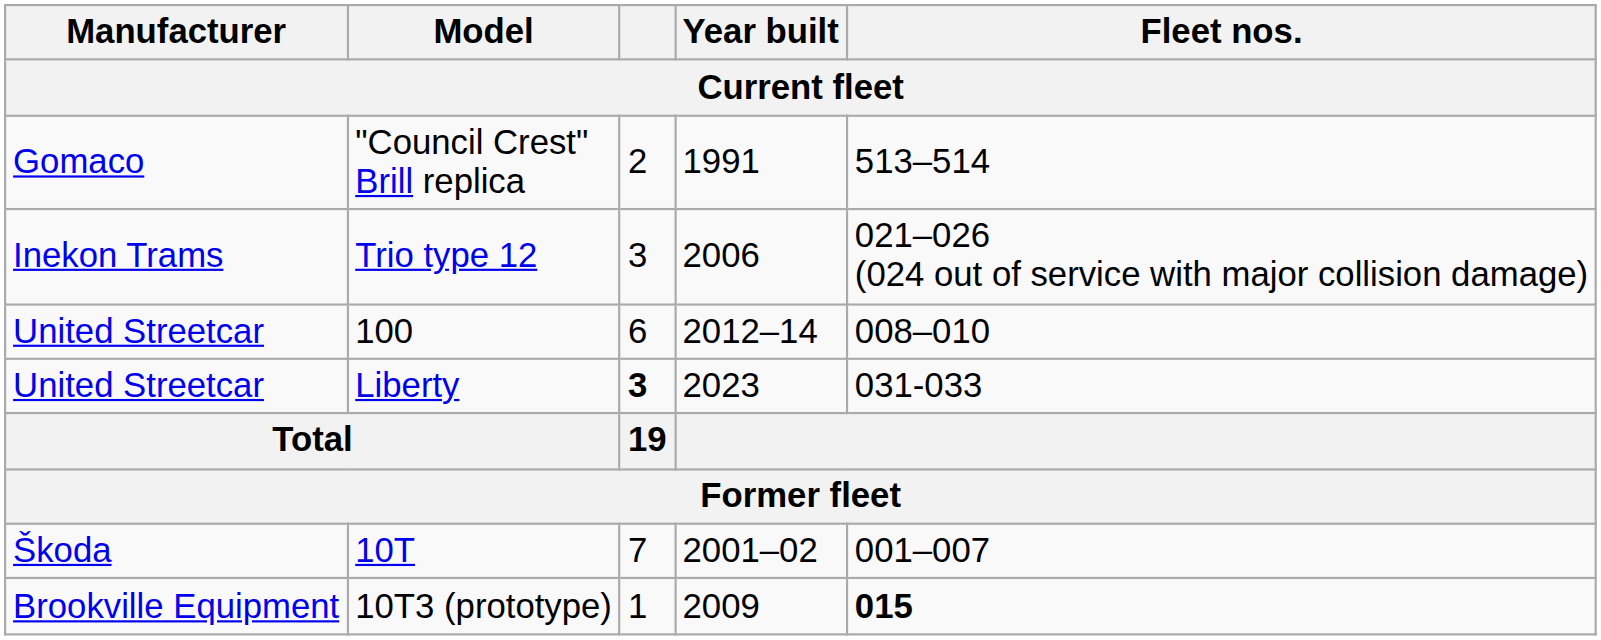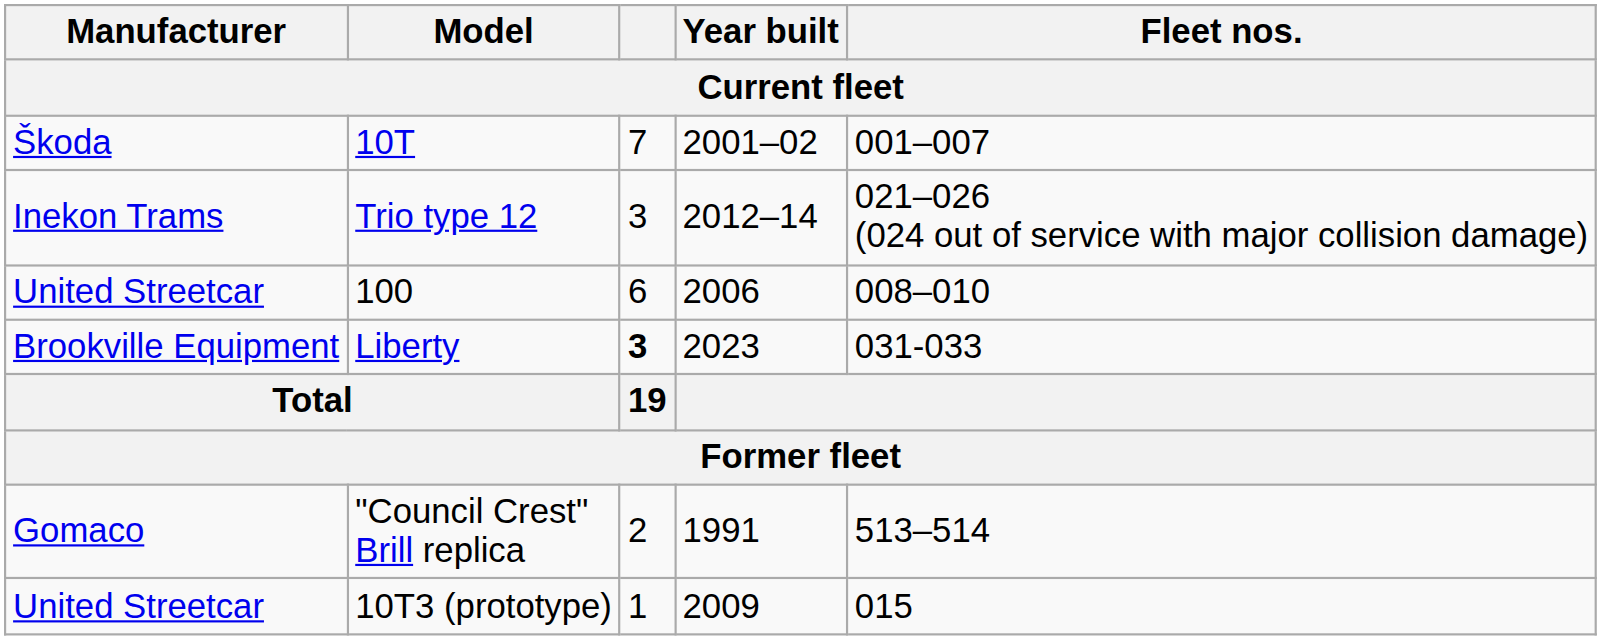rows swapped: (385, 550) <-> (472, 161)
(721, 255) 2006 -> (750, 216) 2012–14
(750, 330) 2012–14 -> (721, 291) 2006
(139, 385) United Streetcar -> (176, 346) Brookville Equipment
(176, 605) Brookville Equipment -> (139, 605) United Streetcar
(884, 605) bold -> (884, 605) normal
